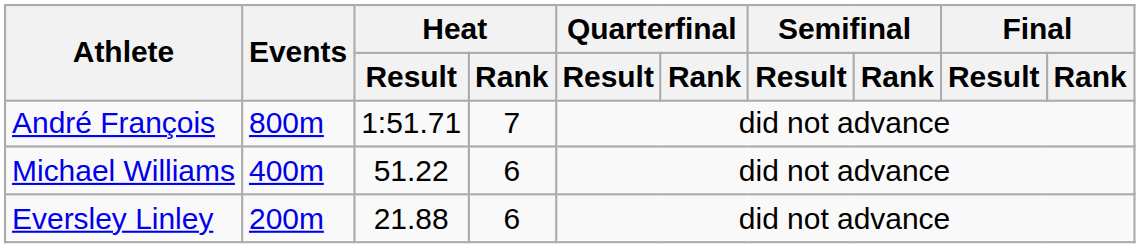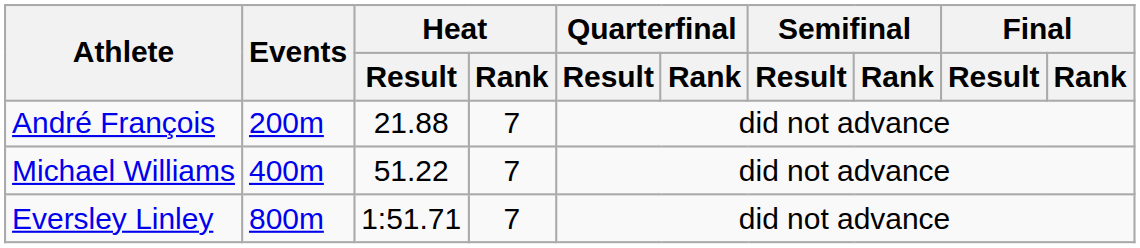(286, 124) 800m -> (286, 124) 200m
(411, 124) 1:51.71 -> (411, 124) 21.88
(512, 171) 6 -> (512, 171) 7
(286, 218) 200m -> (286, 218) 800m
(411, 218) 21.88 -> (411, 218) 1:51.71
(512, 218) 6 -> (512, 218) 7
